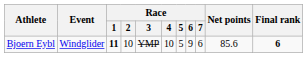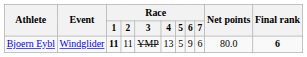(128, 44) 10 -> (128, 44) 11
(169, 44) 10 -> (169, 44) 13
(229, 44) 85.6 -> (229, 44) 80.0
